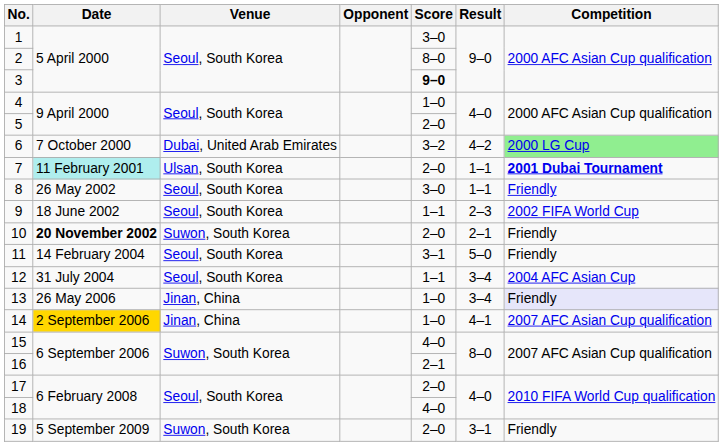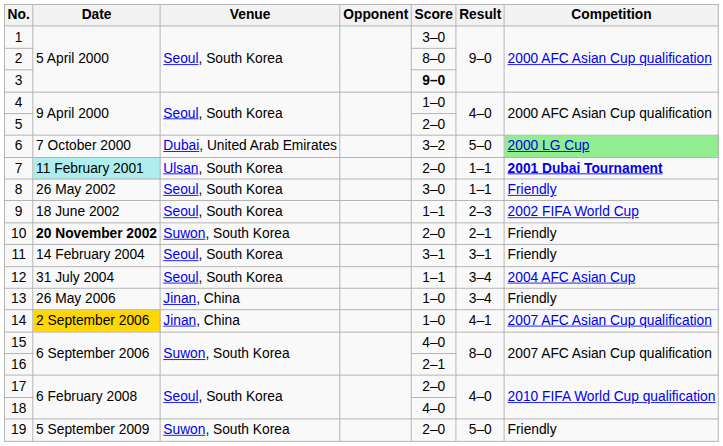(480, 146) 4–2 -> (480, 146) 5–0
(480, 255) 5–0 -> (480, 255) 3–1
(532, 299) lavender background -> (532, 299) no background
(480, 430) 3–1 -> (480, 430) 5–0
